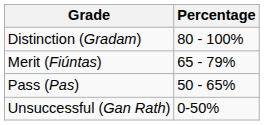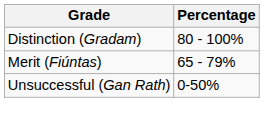- row: (43, 85)
